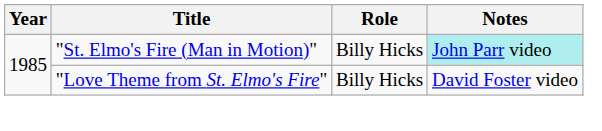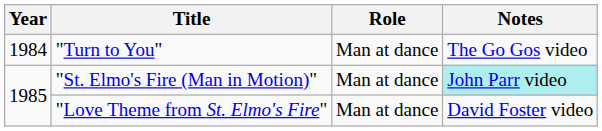+ row: (109, 49)
(380, 49) Billy Hicks -> (387, 79) Man at dance
(380, 79) Billy Hicks -> (387, 110) Man at dance
